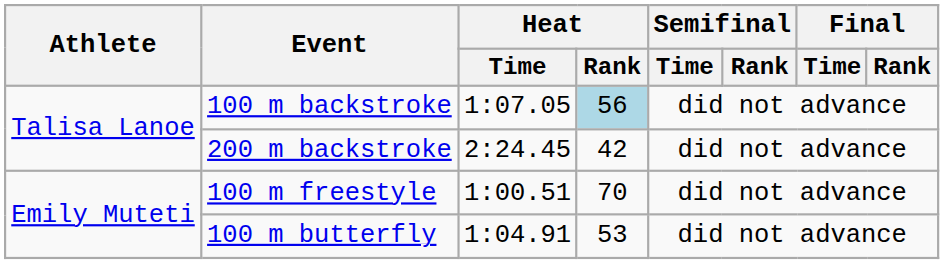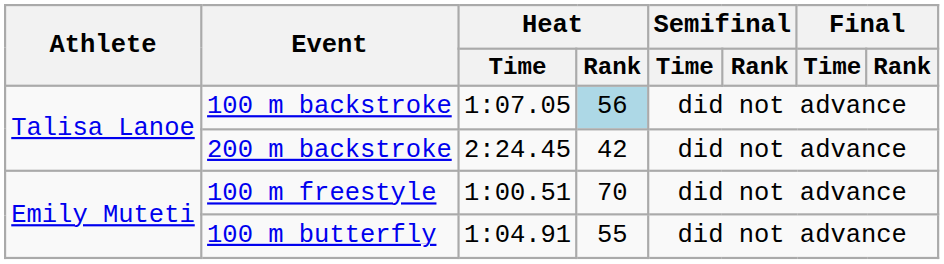(612, 236) 53 -> (612, 236) 55
